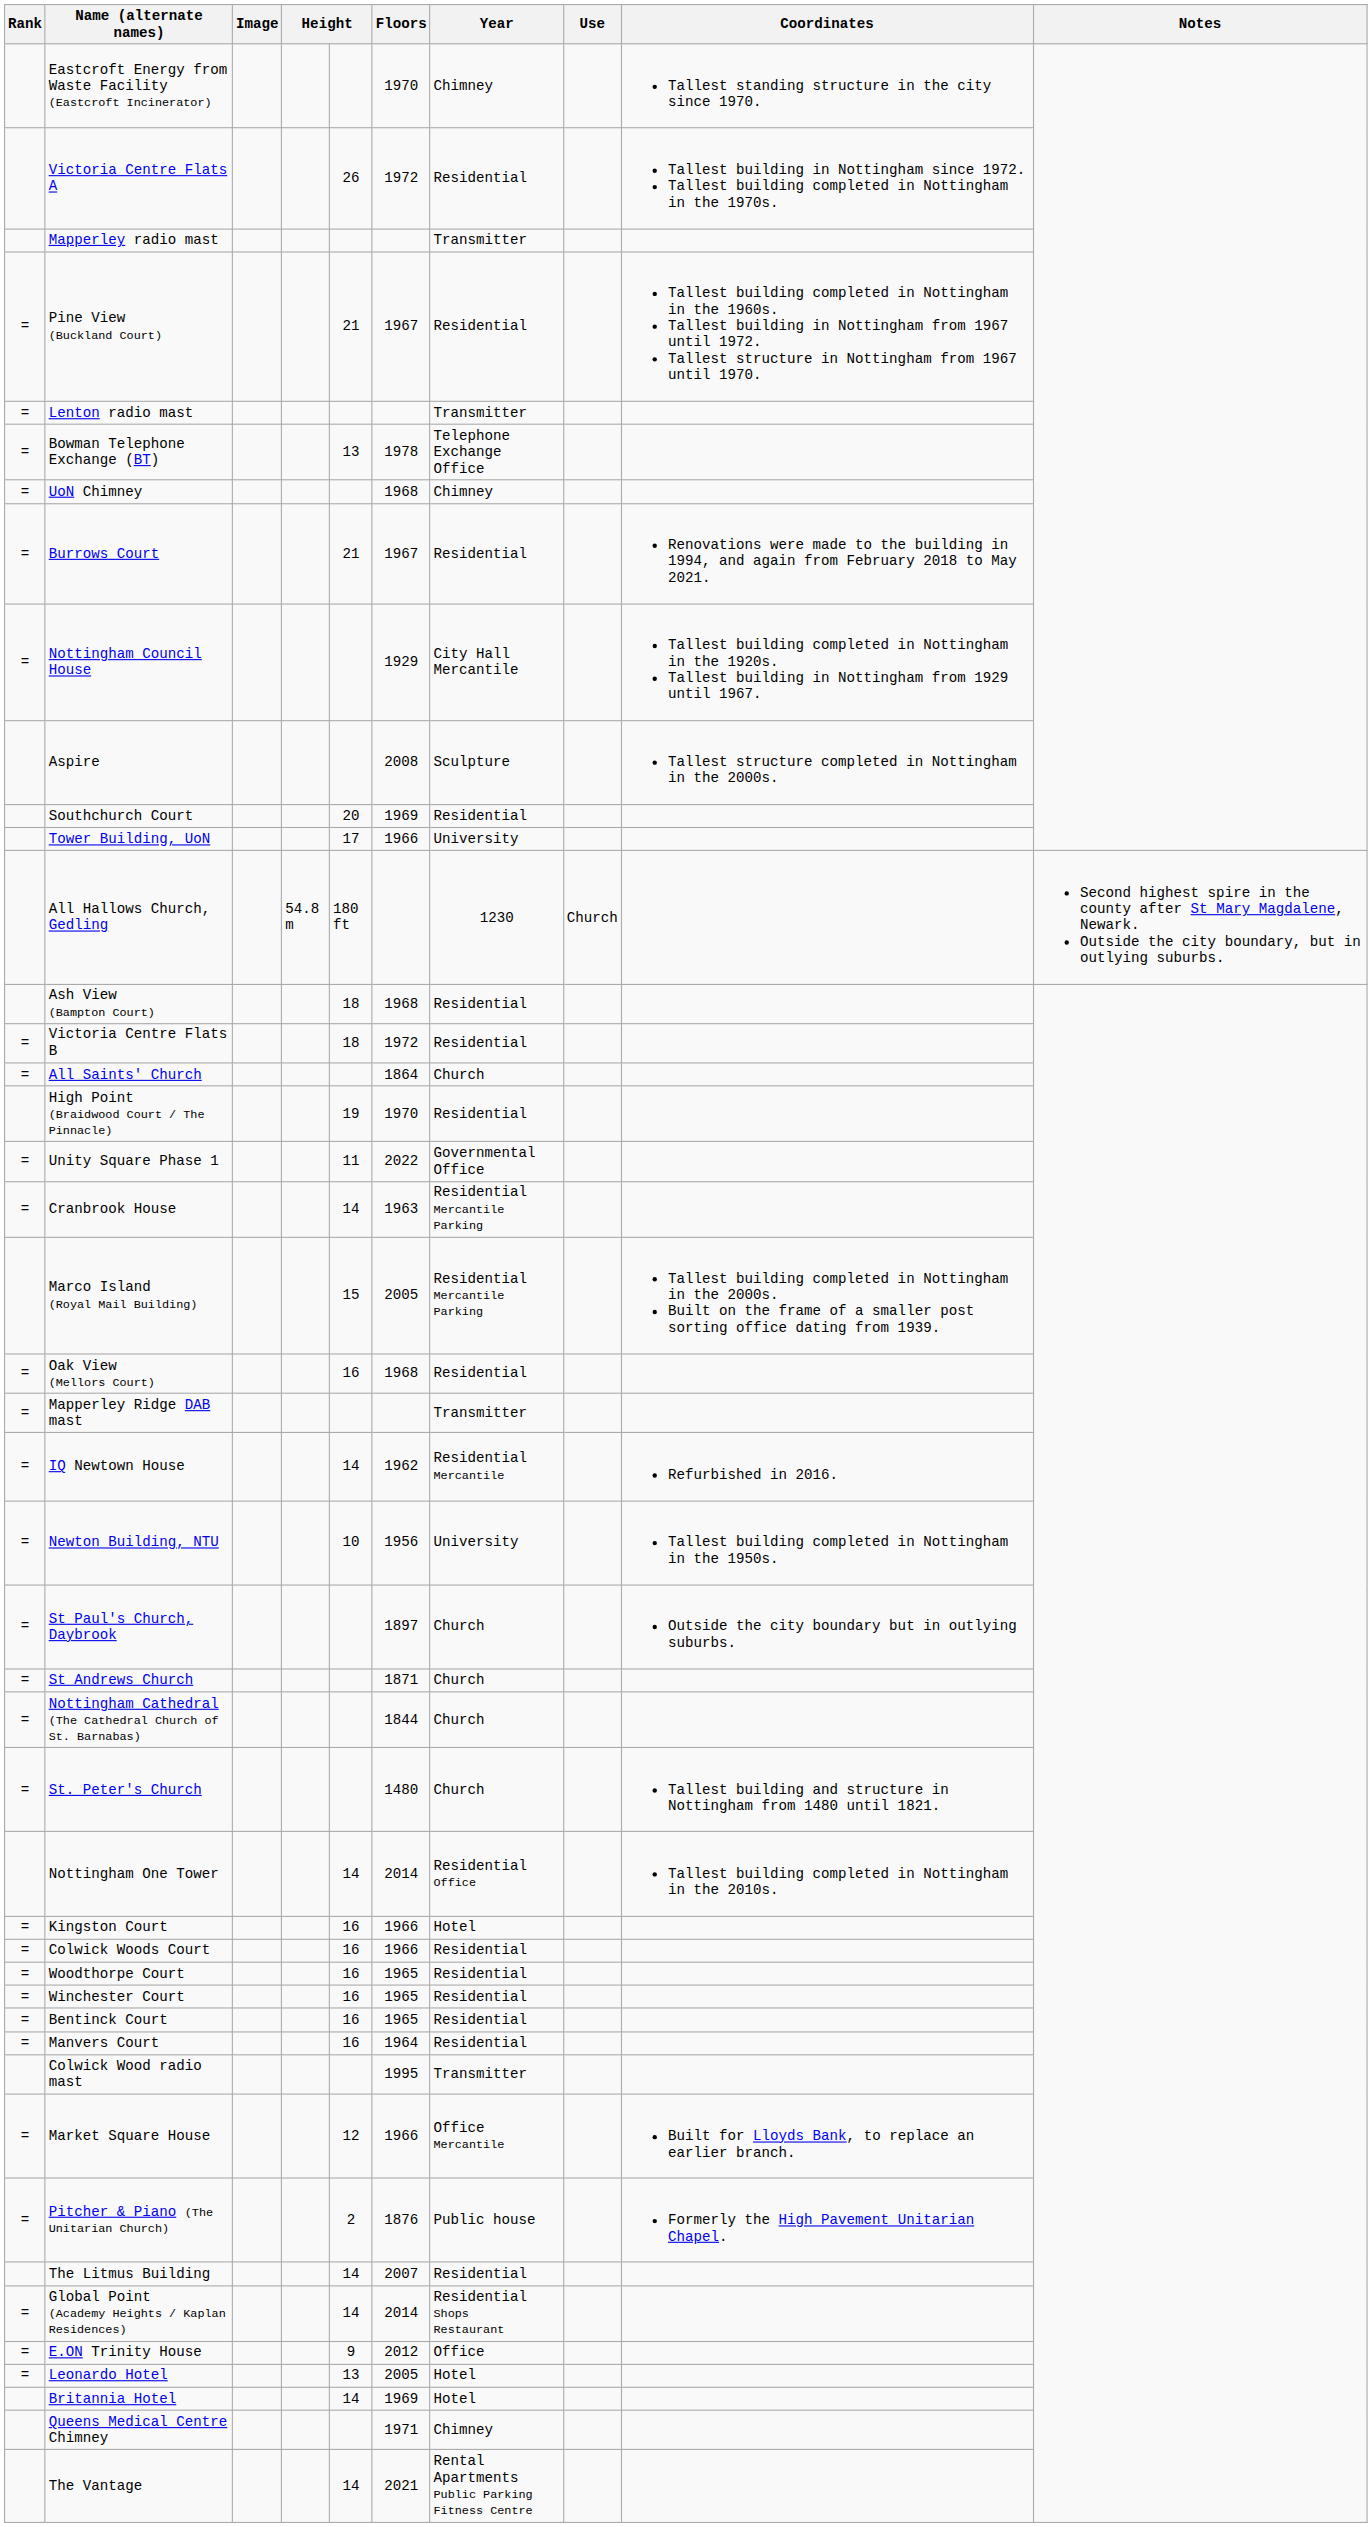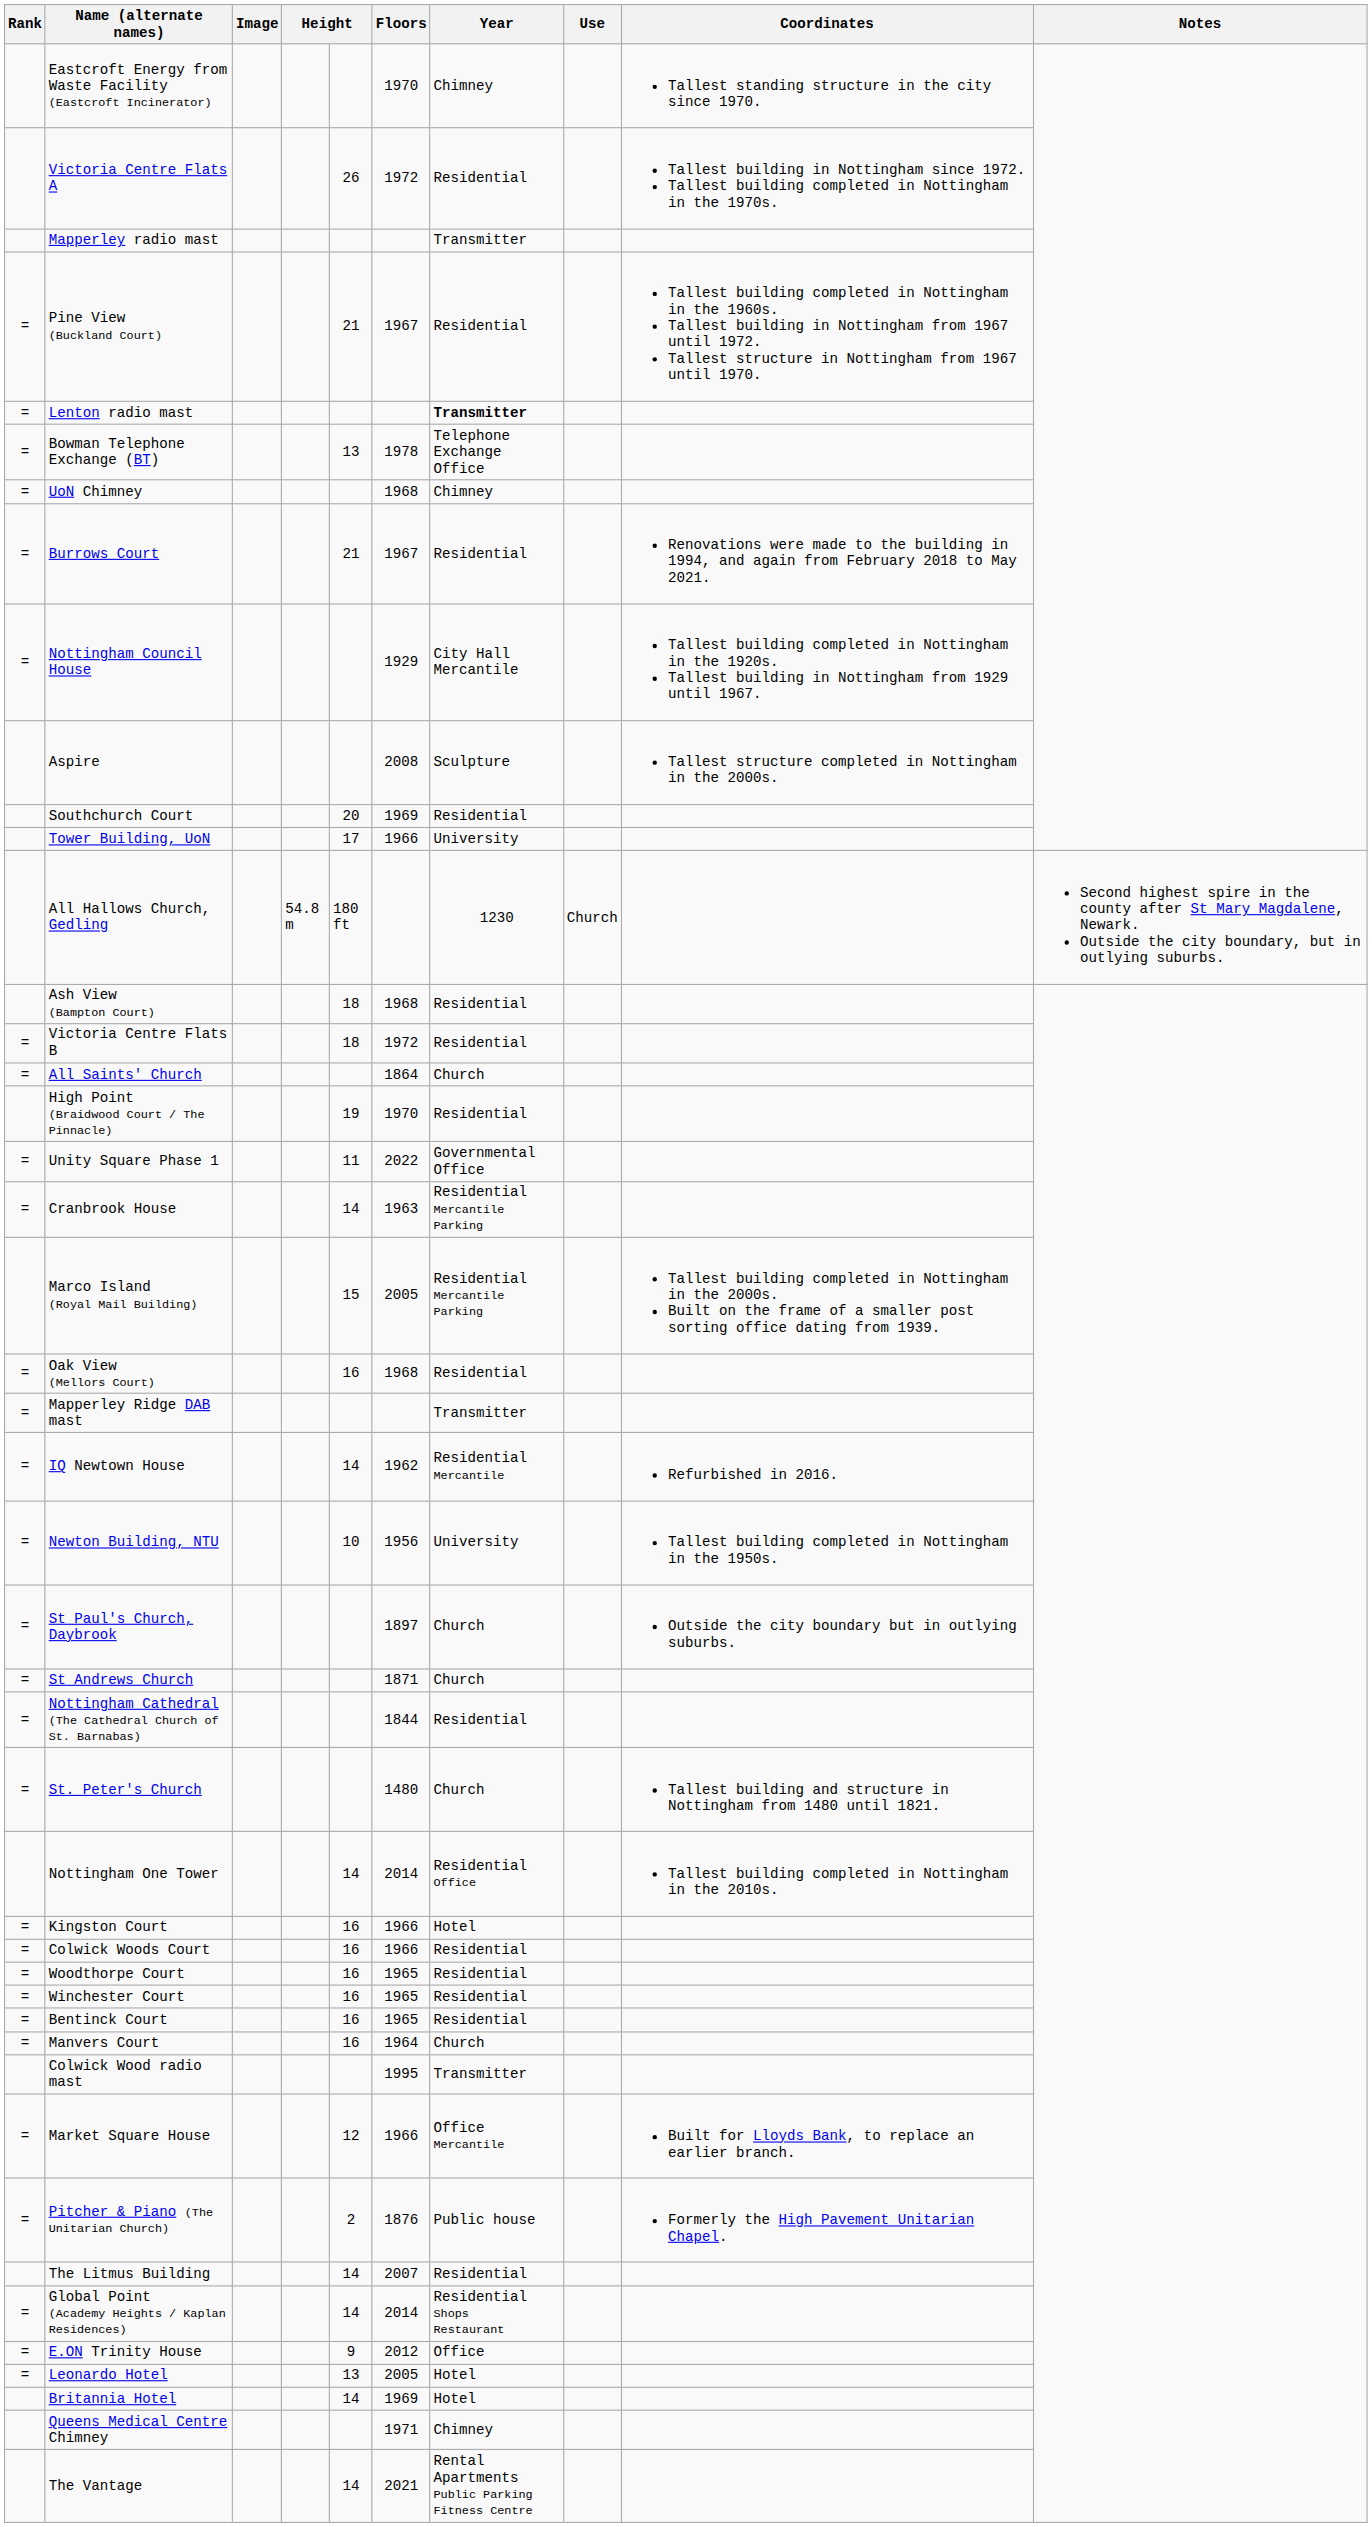(480, 413) normal -> (480, 413) bold
(459, 1720) Church -> (480, 1720) Residential
(480, 2043) Residential -> (459, 2043) Church
